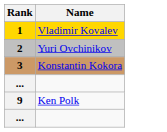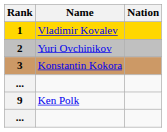+ column: (143, 13)
